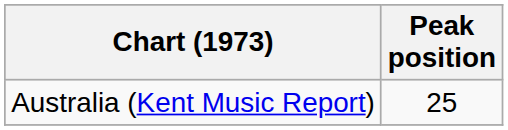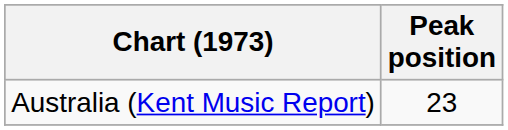(442, 102) 25 -> (442, 102) 23
